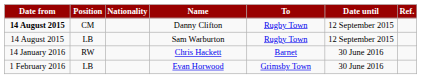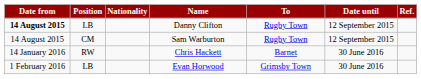(88, 24) CM -> (88, 24) LB
(88, 38) LB -> (88, 38) CM
